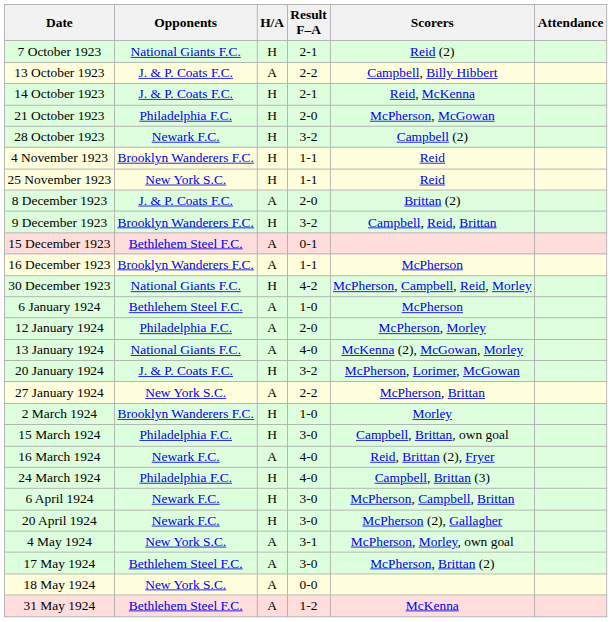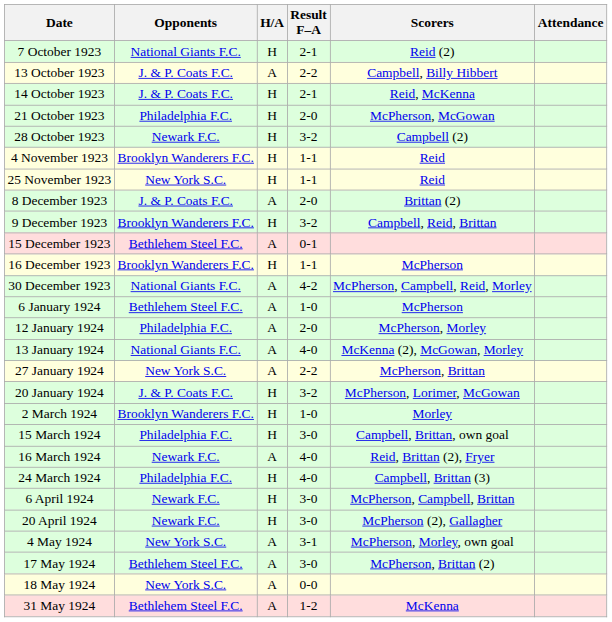(272, 264) A -> (272, 264) H
(272, 286) H -> (272, 286) A
rows swapped: (59, 371) <-> (59, 392)
